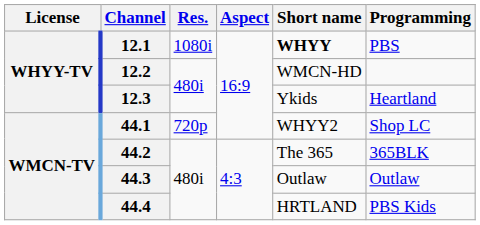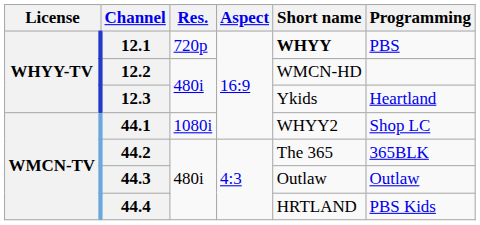(193, 44) 1080i -> (191, 44) 720p
(191, 125) 720p -> (193, 125) 1080i
